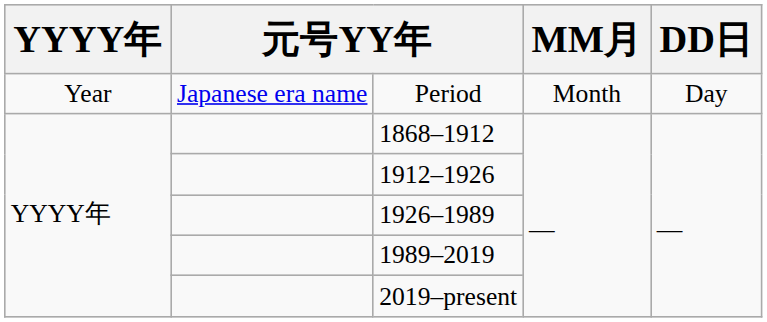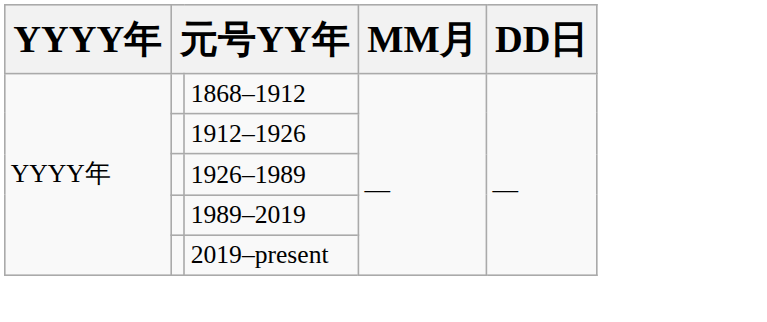- row: (448, 92)
